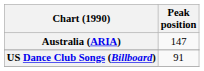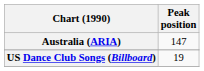(179, 58) 91 -> (179, 58) 19
